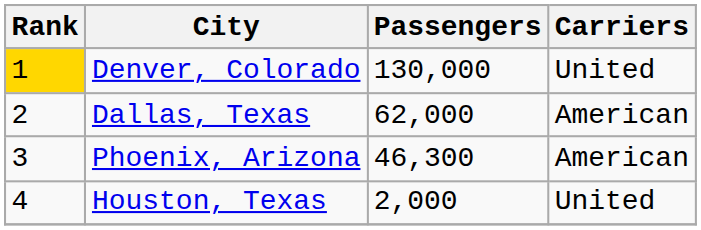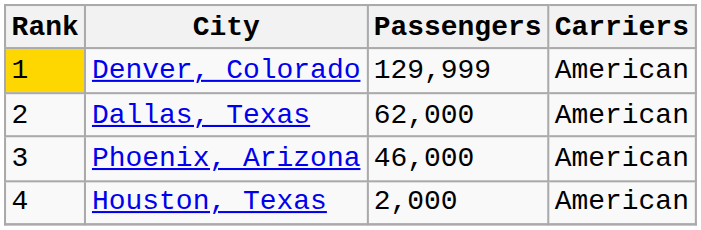(432, 71) 130,000 -> (432, 71) 129,999
(605, 71) United -> (622, 71) American
(424, 158) 46,300 -> (424, 158) 46,000
(605, 202) United -> (622, 202) American
